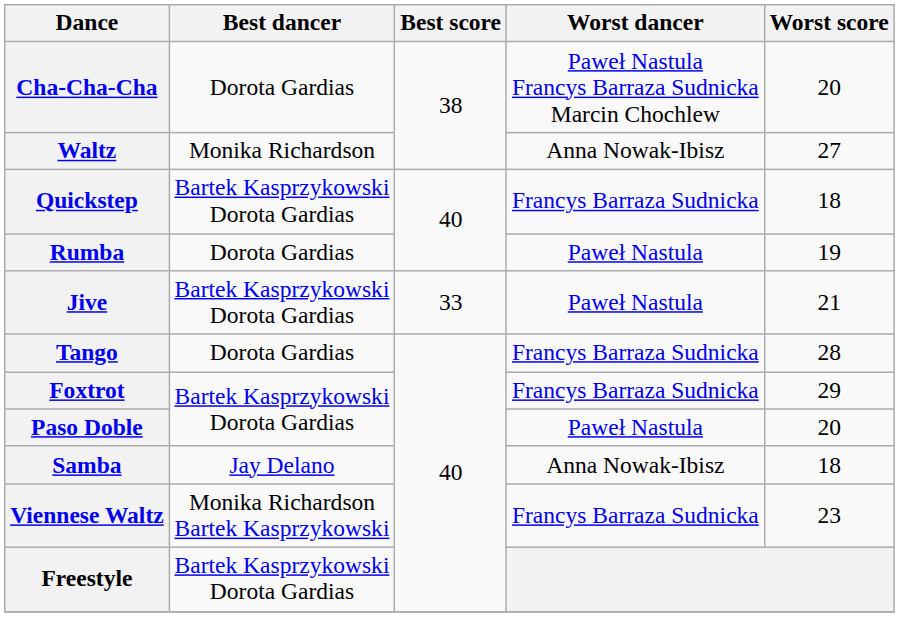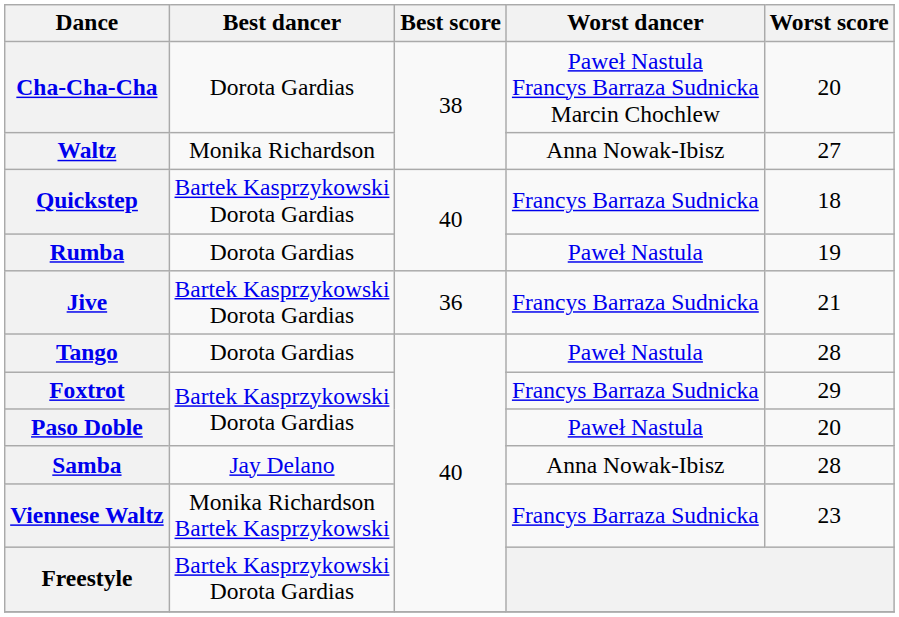(451, 302) 33 -> (451, 302) 36
(635, 302) Paweł Nastula -> (635, 302) Francys Barraza Sudnicka
(635, 352) Francys Barraza Sudnicka -> (635, 352) Paweł Nastula
(829, 464) 18 -> (829, 464) 28
